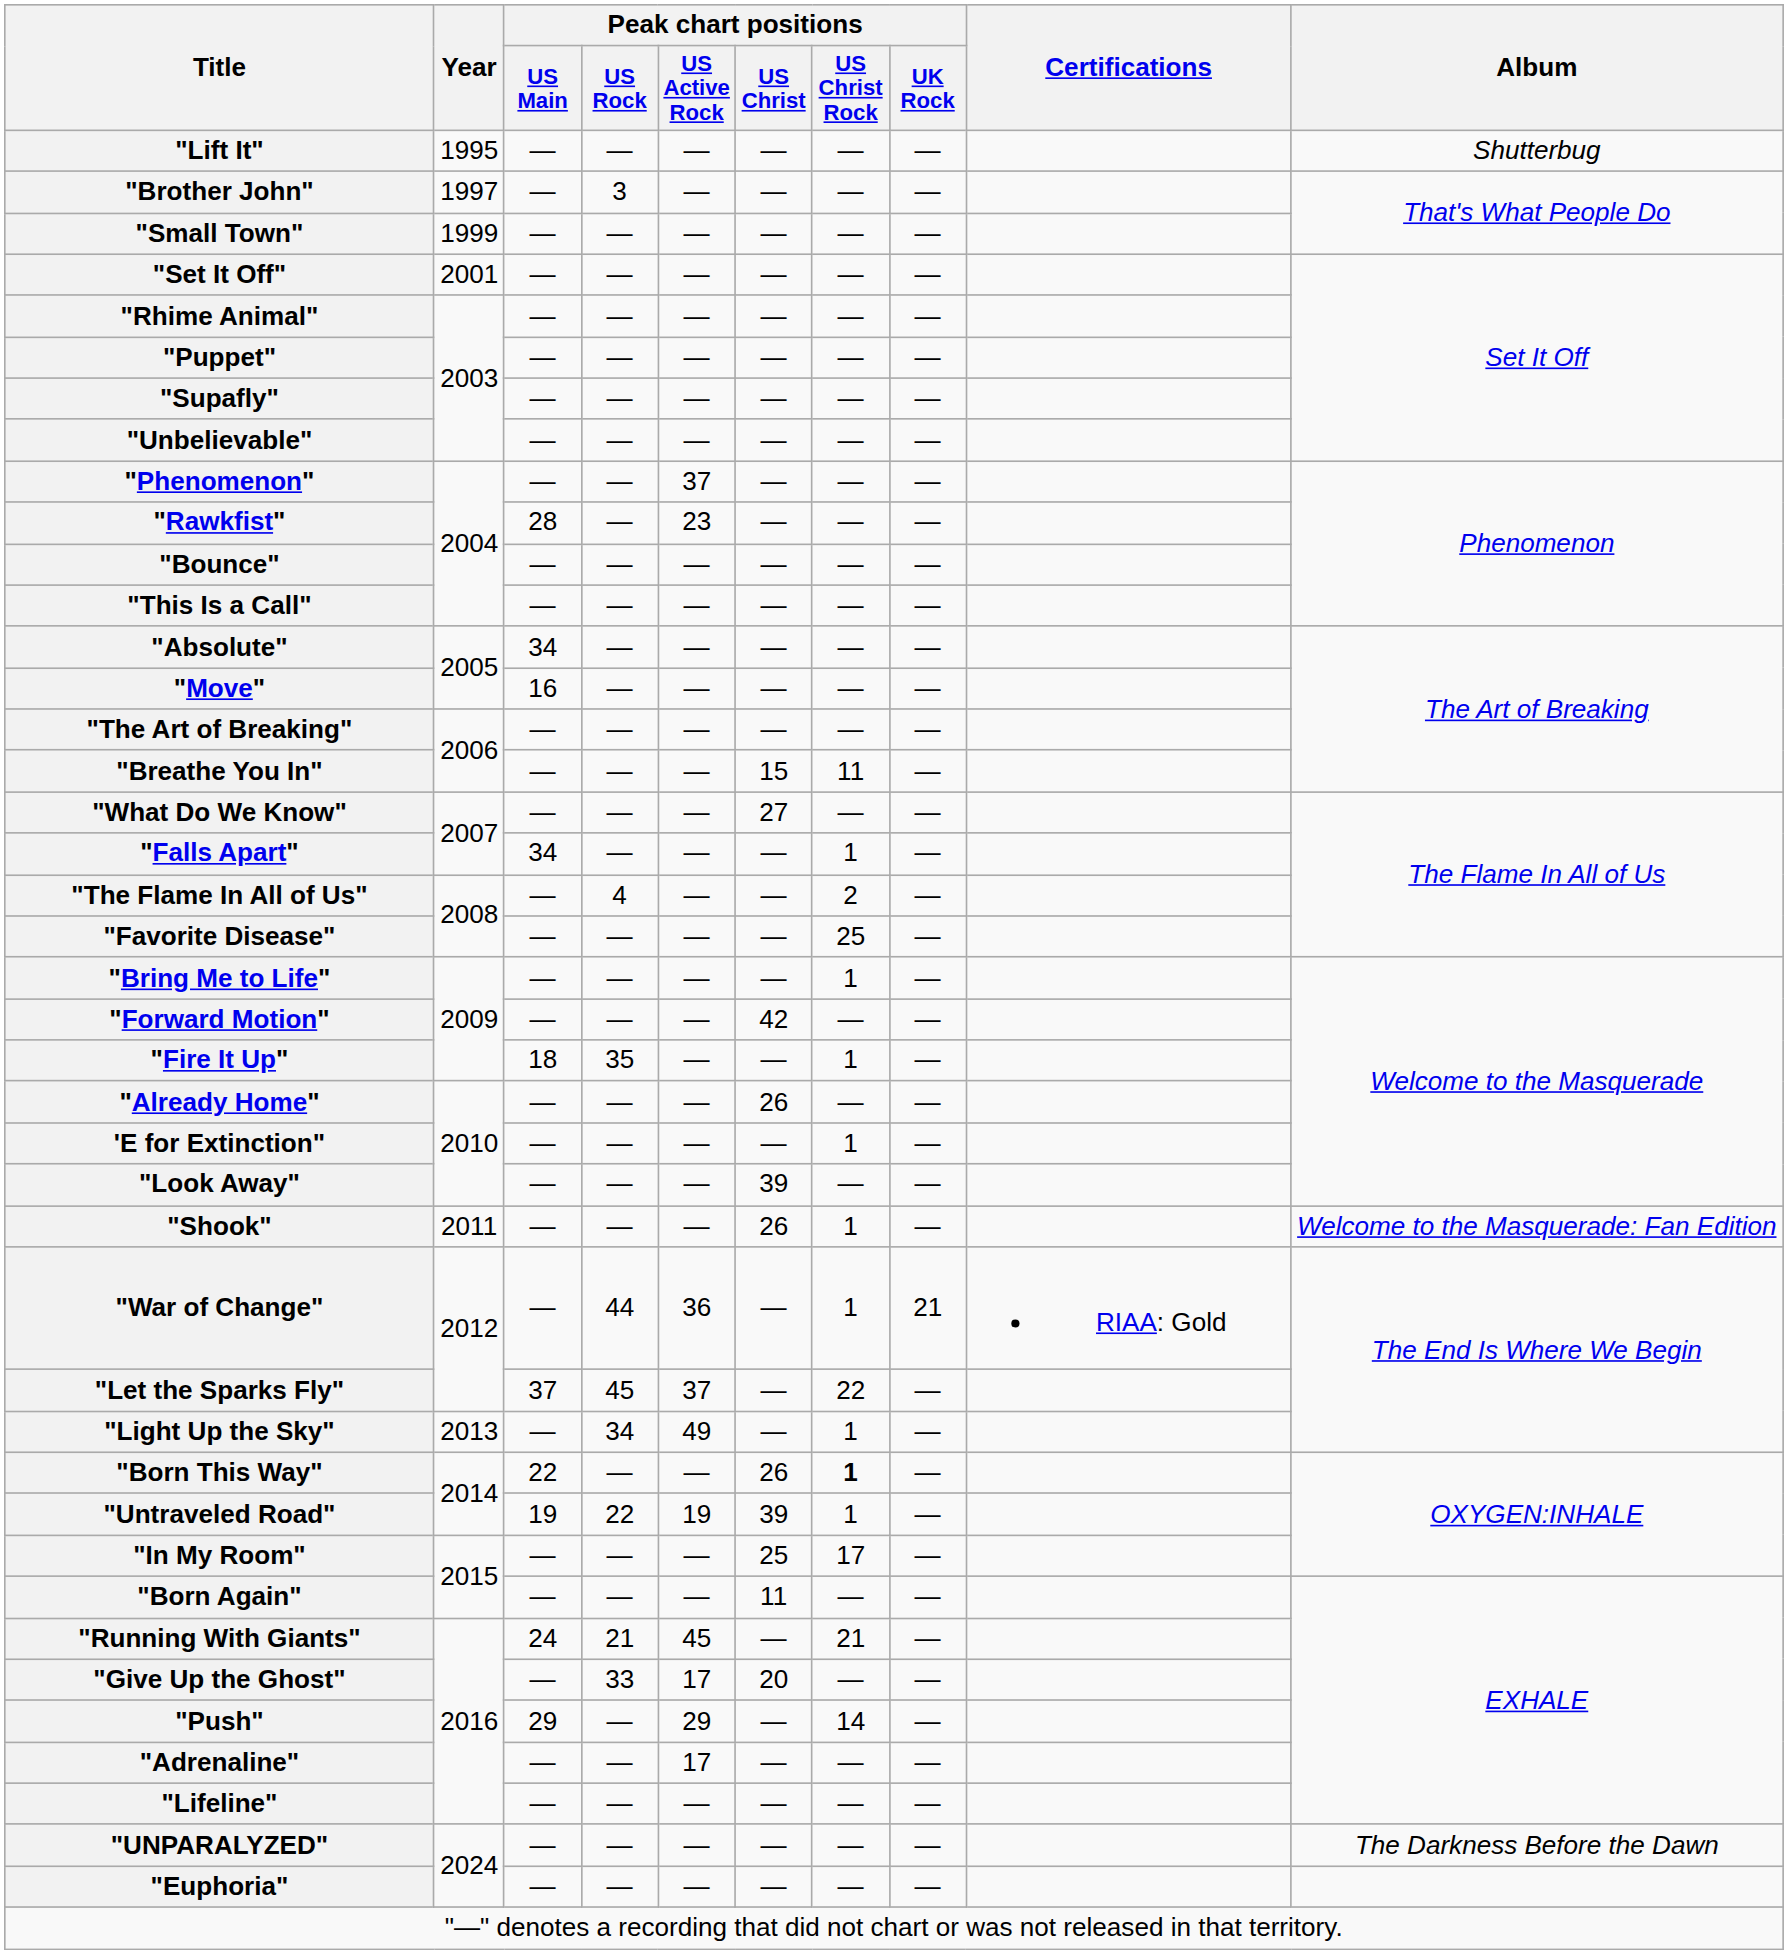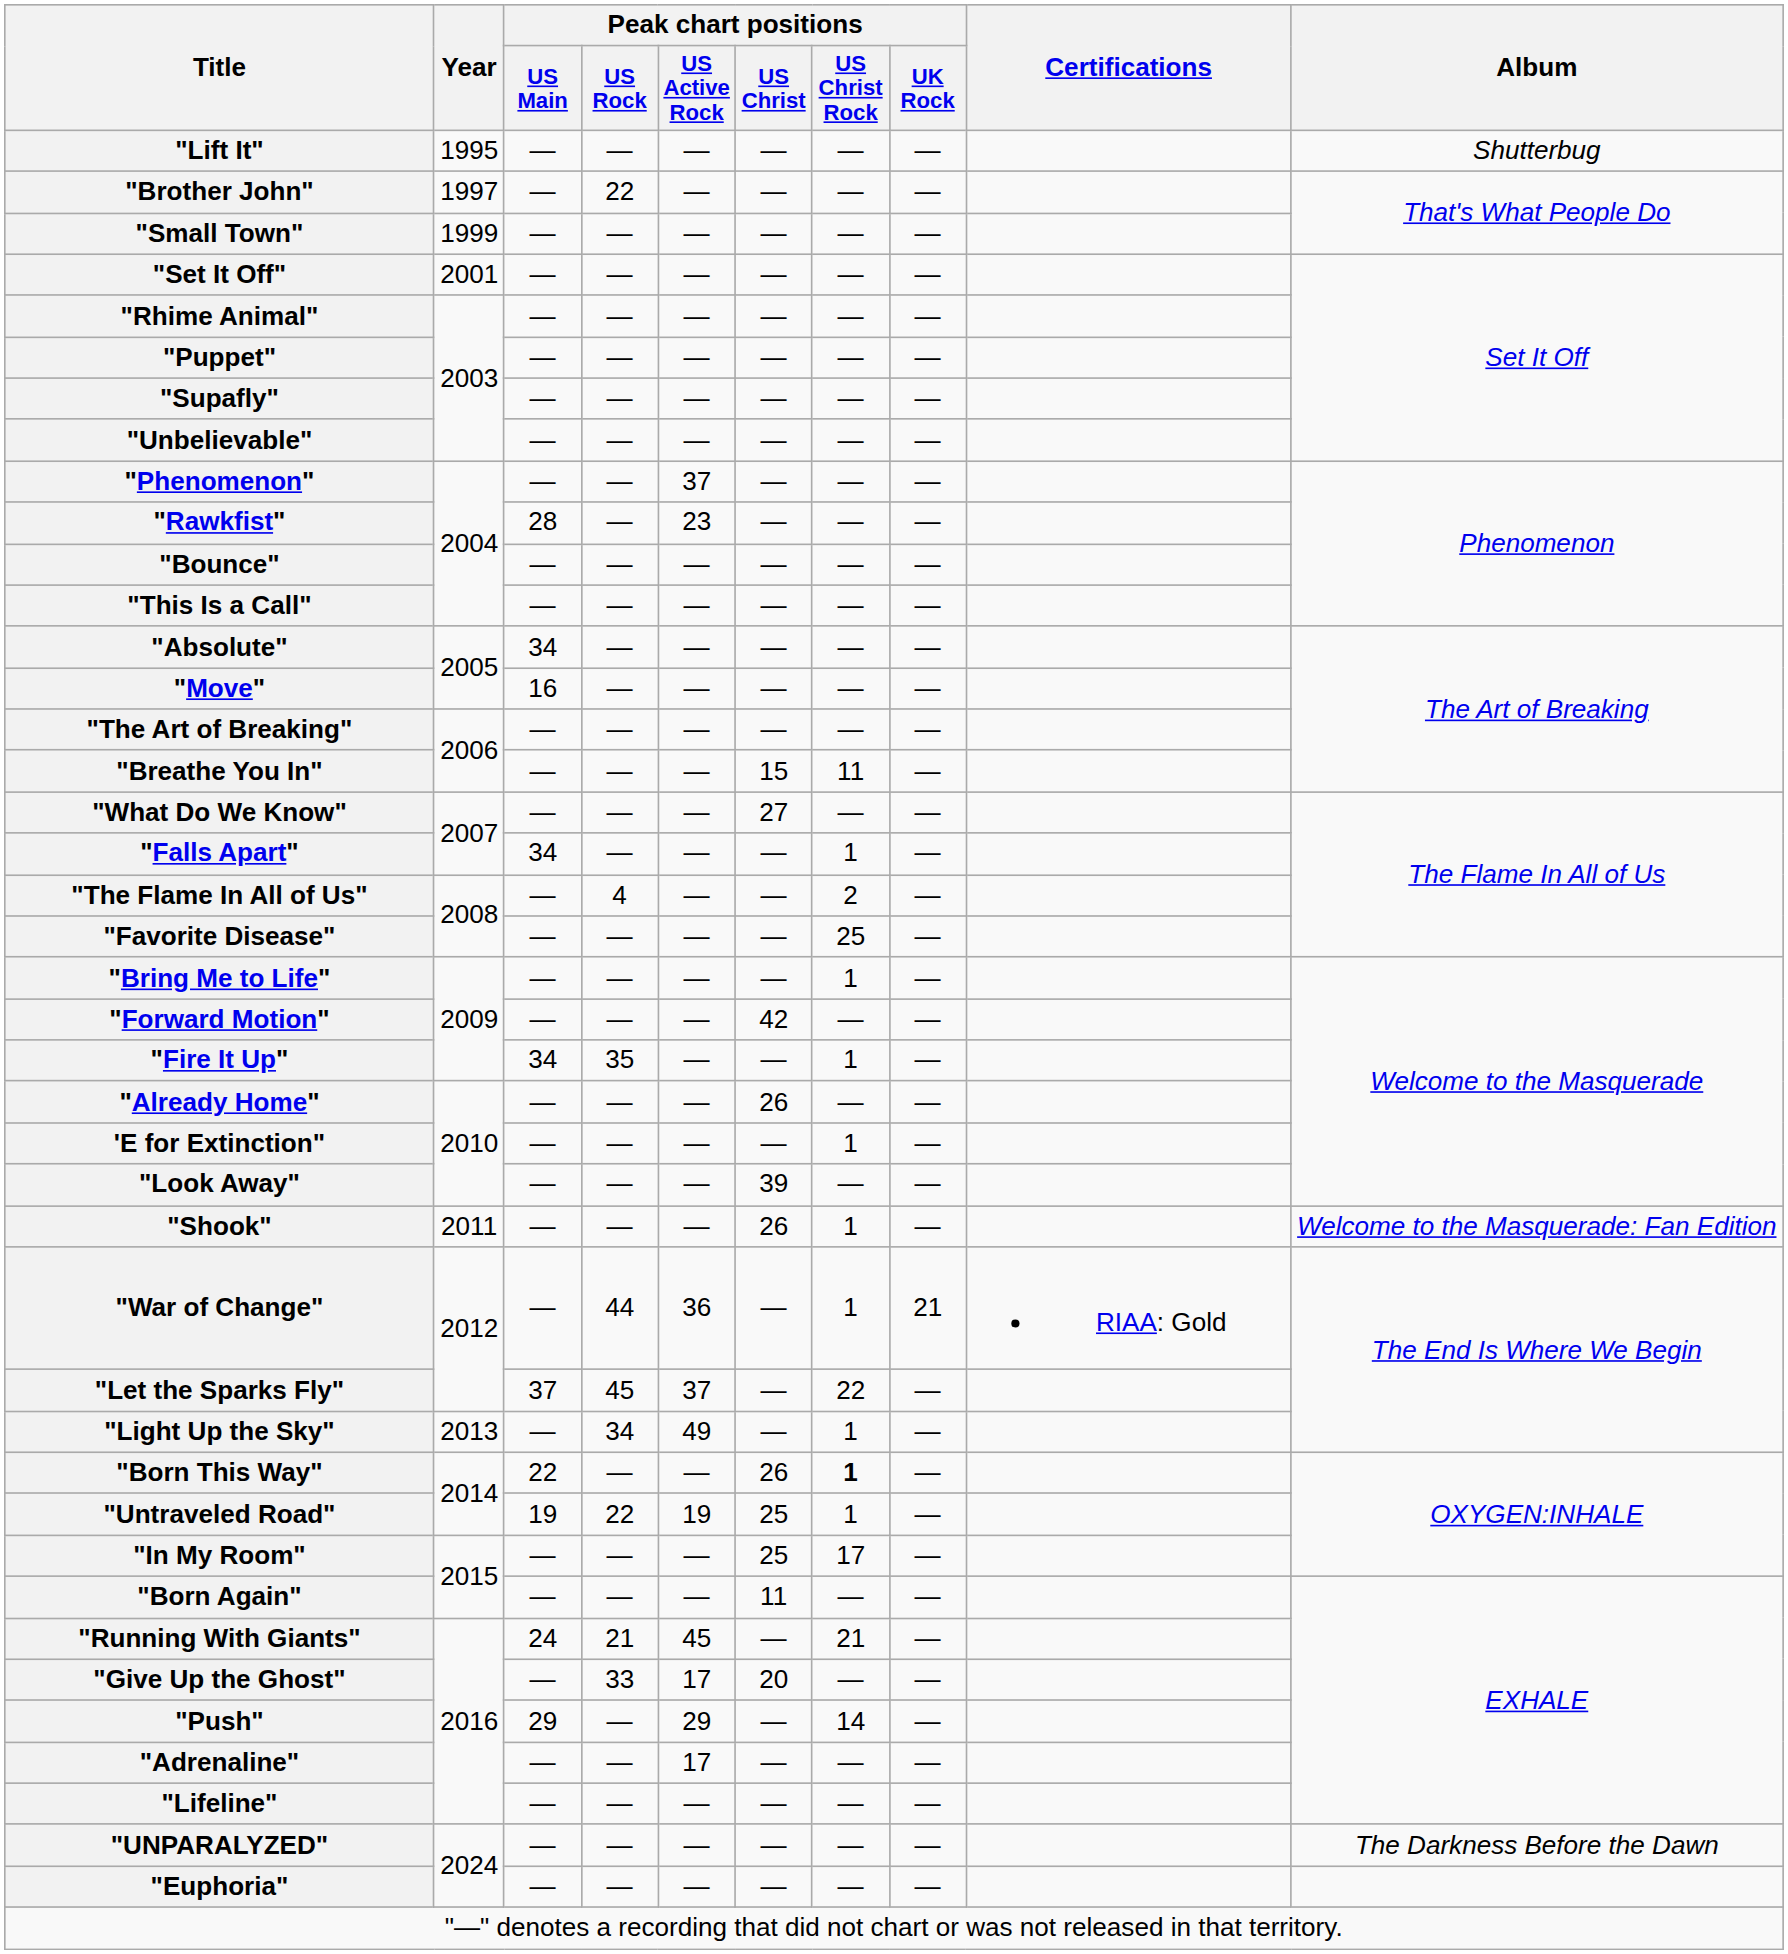(620, 191) 3 -> (620, 191) 22
(543, 1060) 18 -> (543, 1060) 34
(774, 1514) 39 -> (774, 1514) 25
